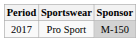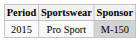(21, 29) 2017 -> (21, 29) 2015
